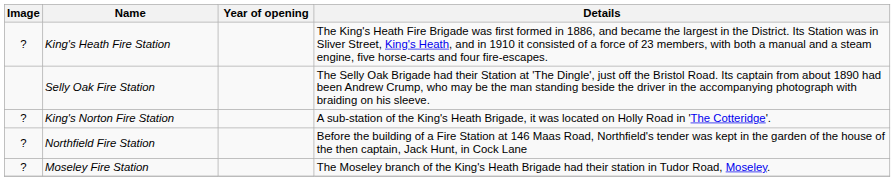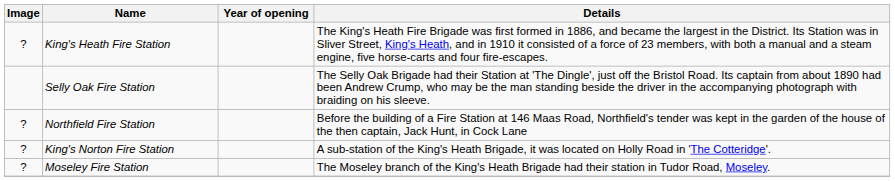rows swapped: (110, 118) <-> (100, 143)
